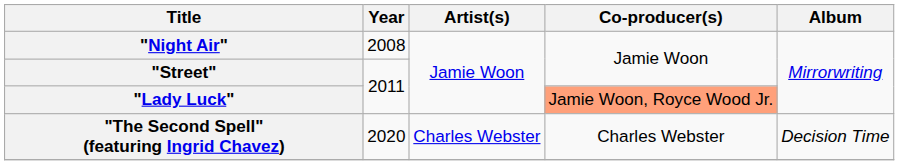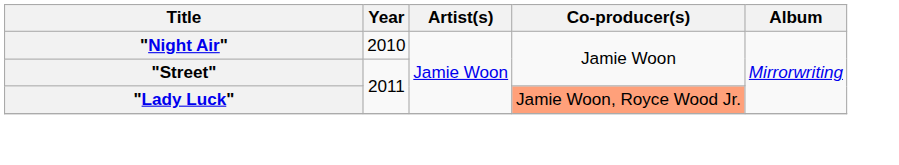(386, 45) 2008 -> (386, 45) 2010
- row: (184, 136)
